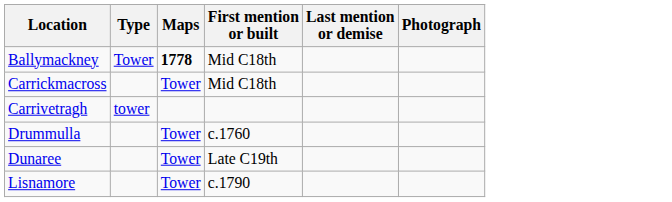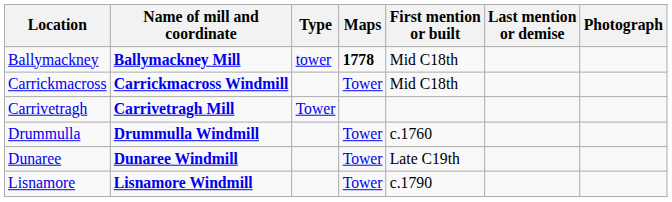+ column: (201, 25)
(134, 59) Tower -> (313, 59) tower
(132, 109) tower -> (316, 109) Tower
